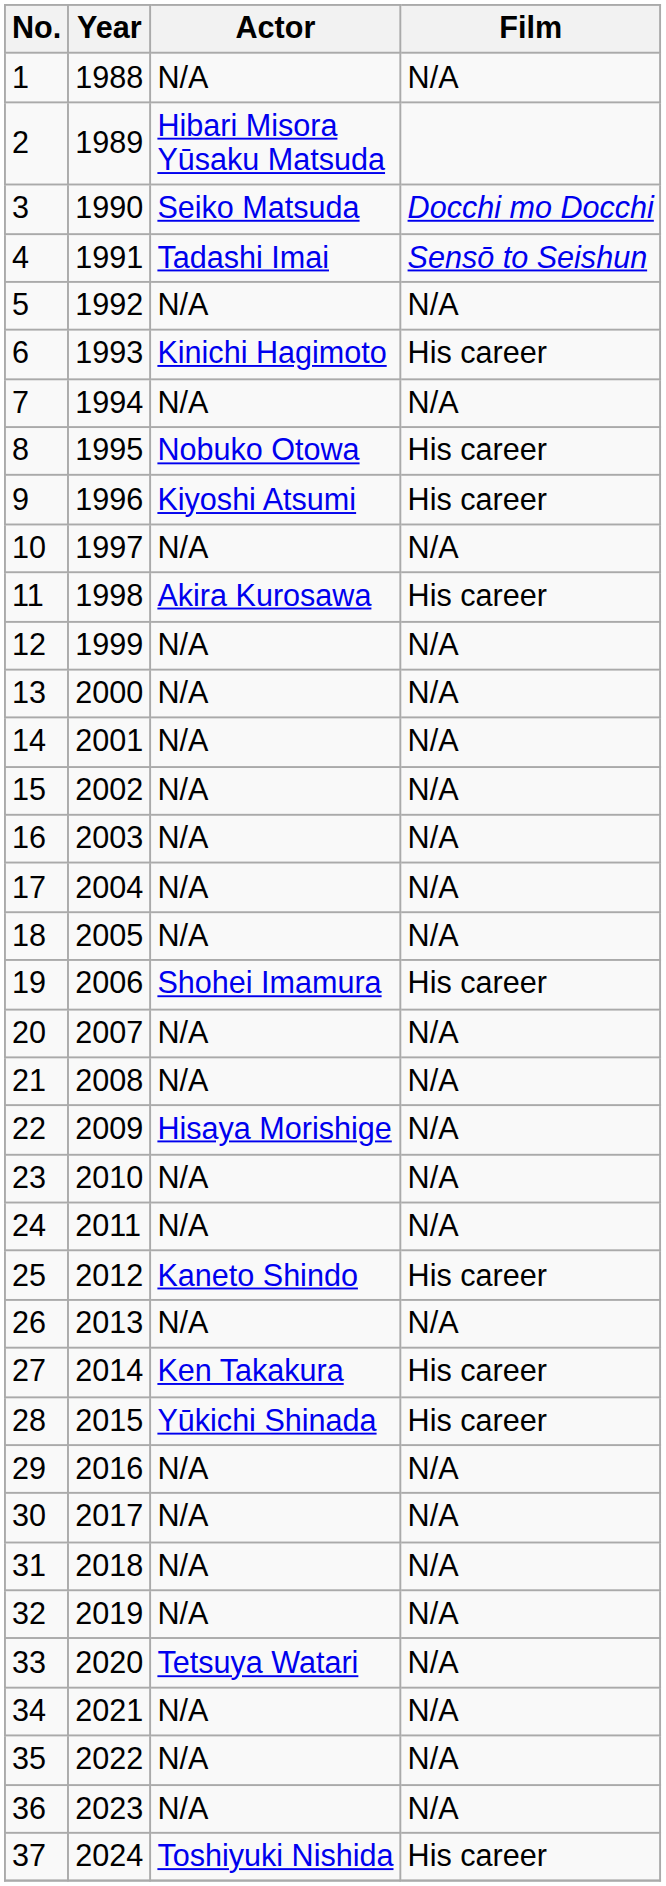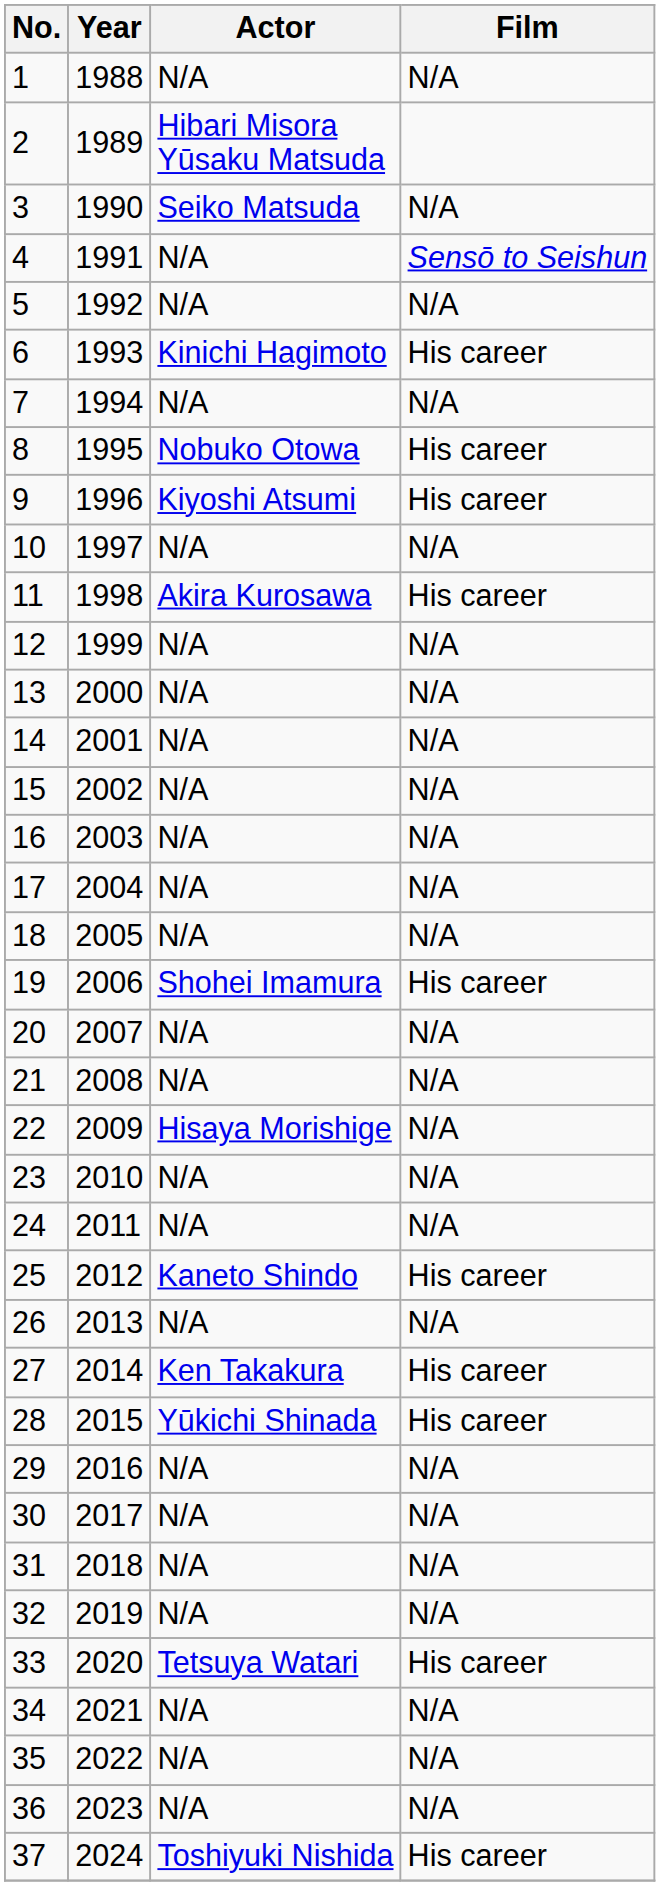(531, 208) Docchi mo Docchi -> (433, 208) N/A
(243, 256) Tadashi Imai -> (183, 256) N/A
(433, 1662) N/A -> (477, 1662) His career
